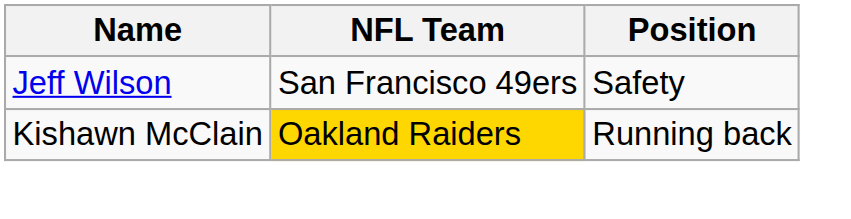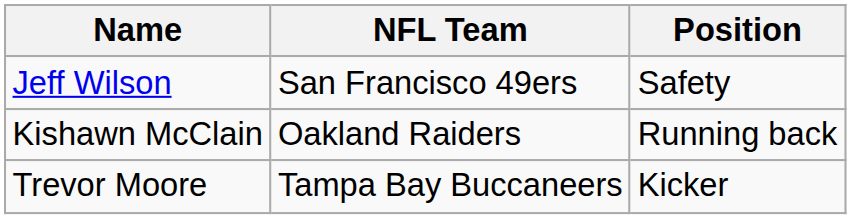(399, 133) gold background -> (399, 133) no background
+ row: (110, 185)
